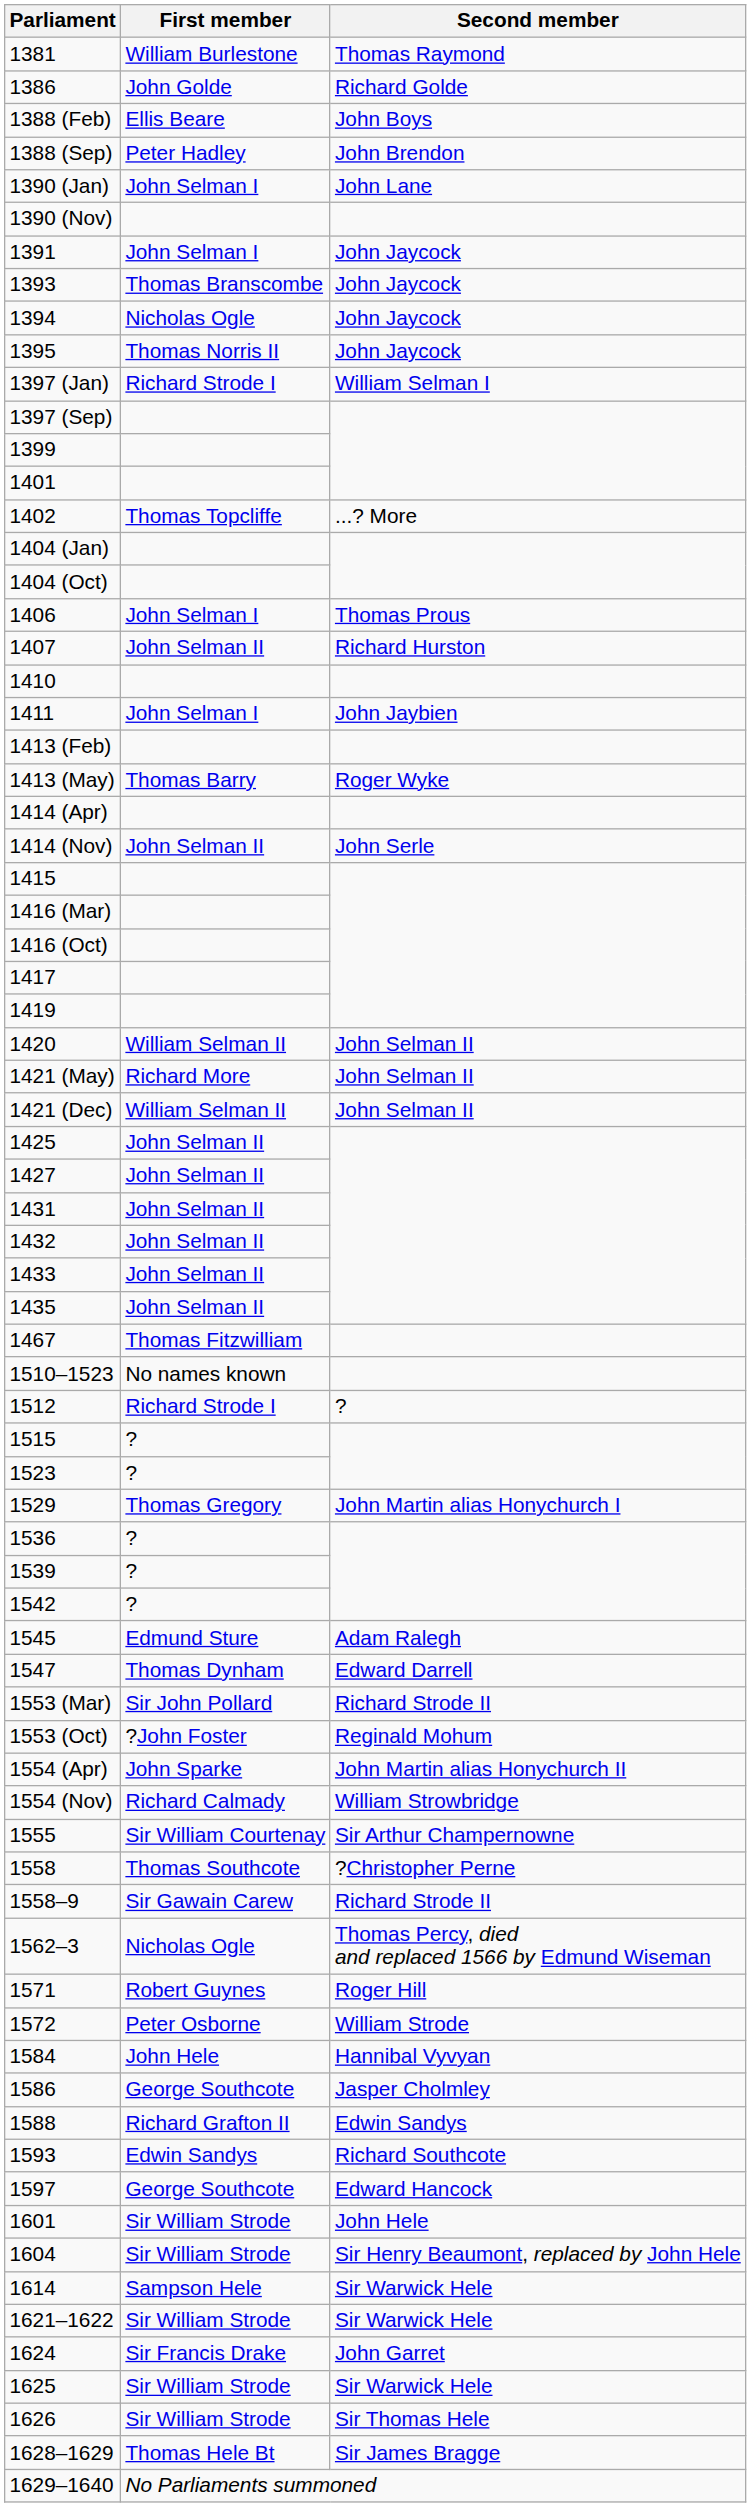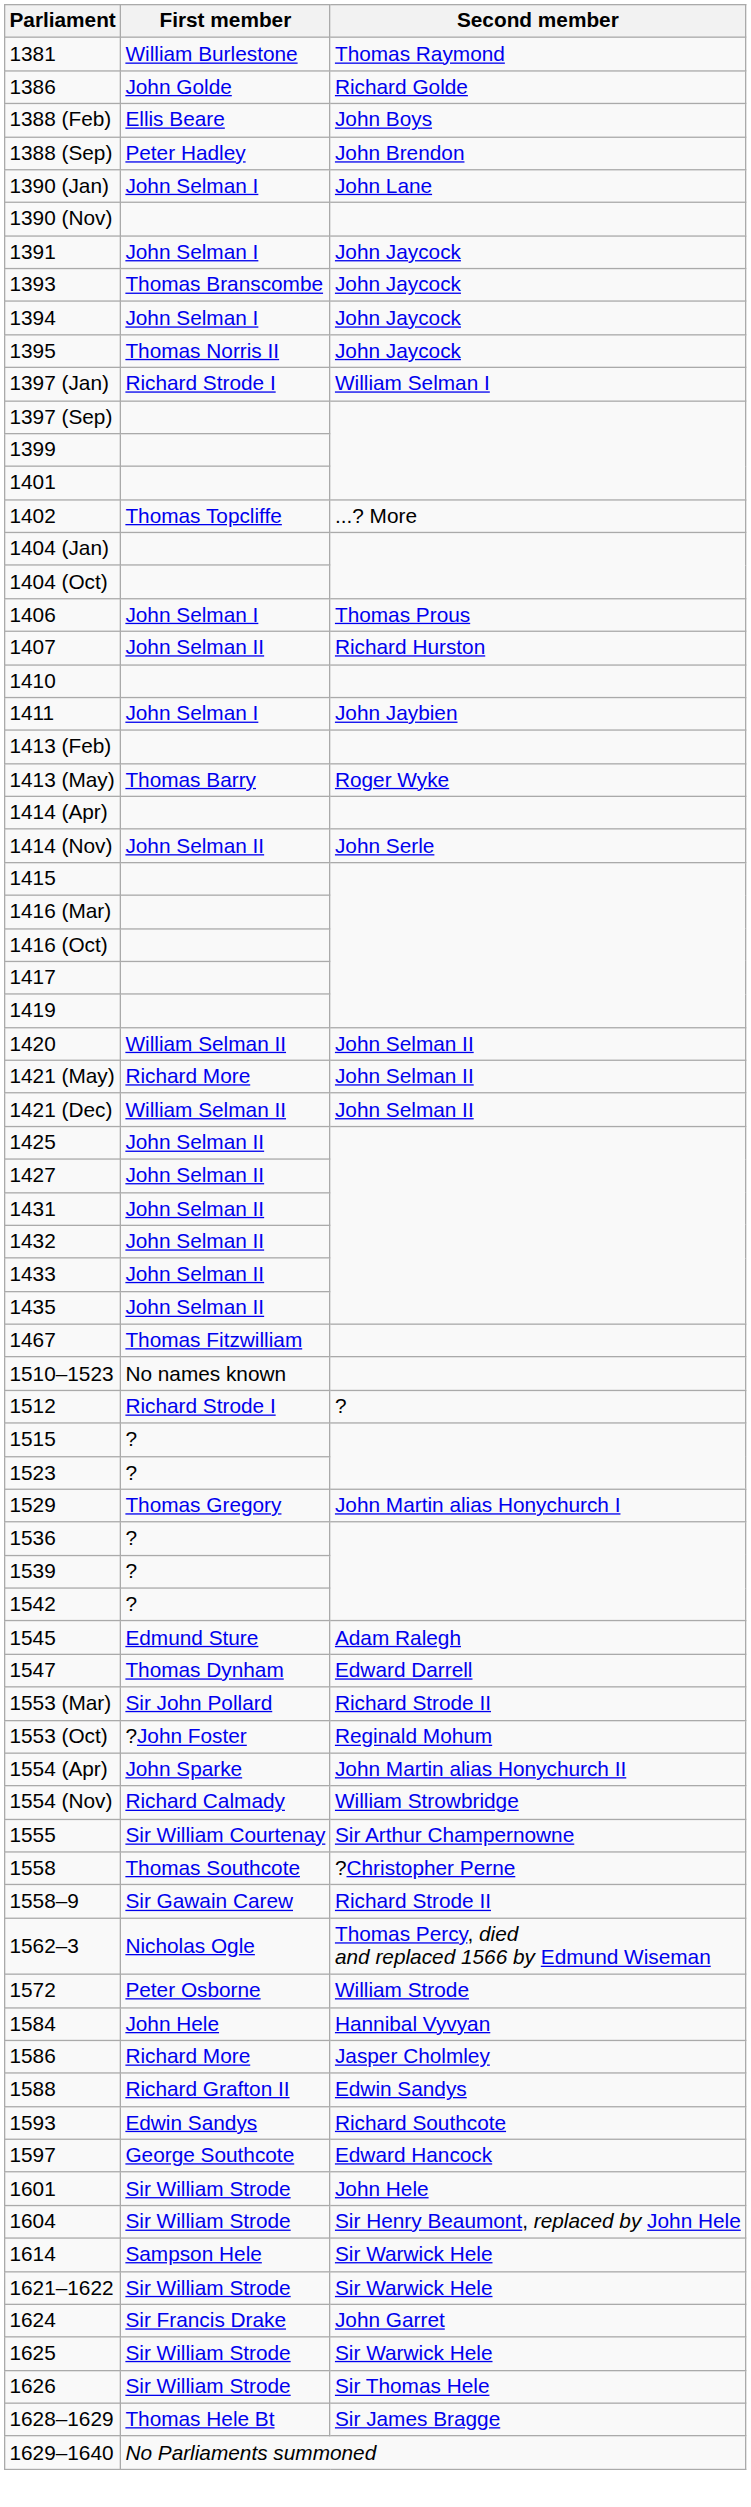(190, 317) Nicholas Ogle -> (192, 317) John Selman I
- row: (33, 1990)
(210, 2089) George Southcote -> (188, 2056) Richard More
